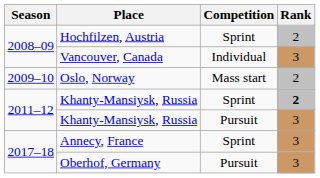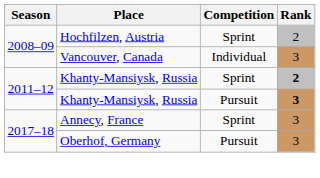- row: (97, 78)
(296, 120) normal -> (296, 99) bold
